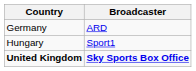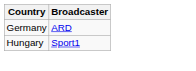- row: (44, 58)
